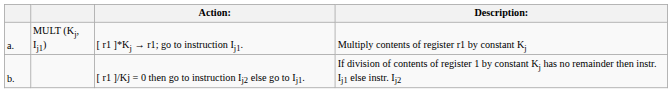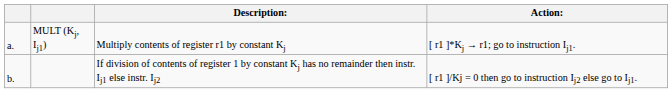columns swapped: (215, 13) <-> (501, 13)
